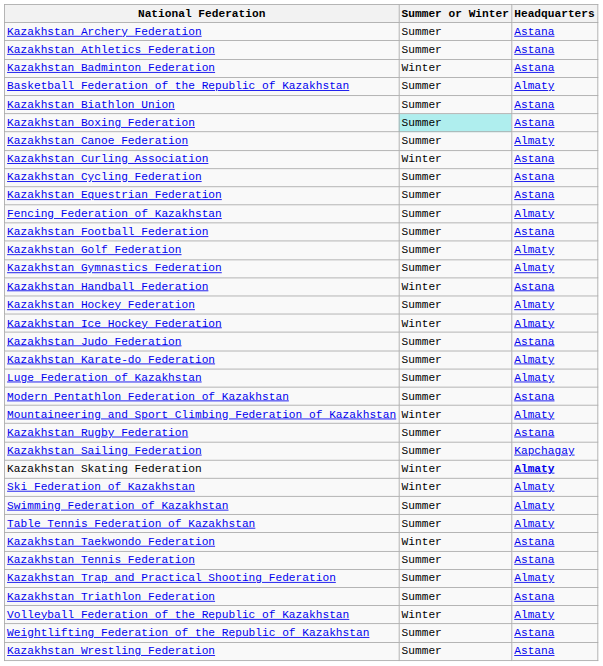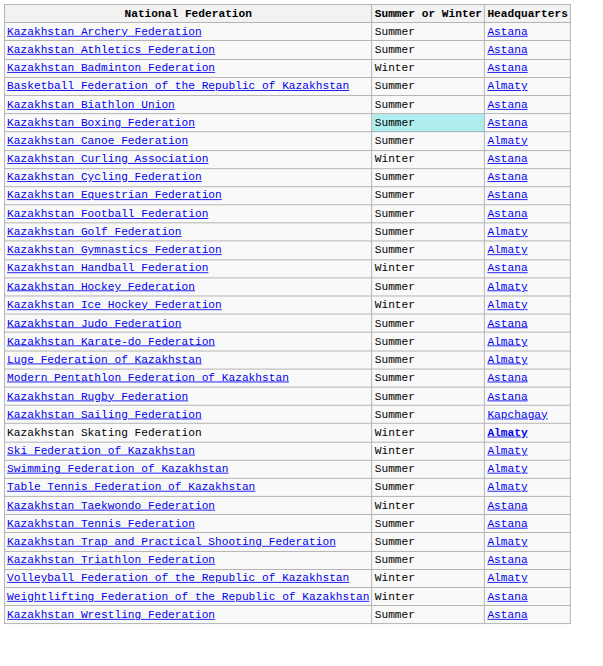- row: (114, 214)
- row: (202, 414)
(422, 633) Summer -> (395, 597) Winter
